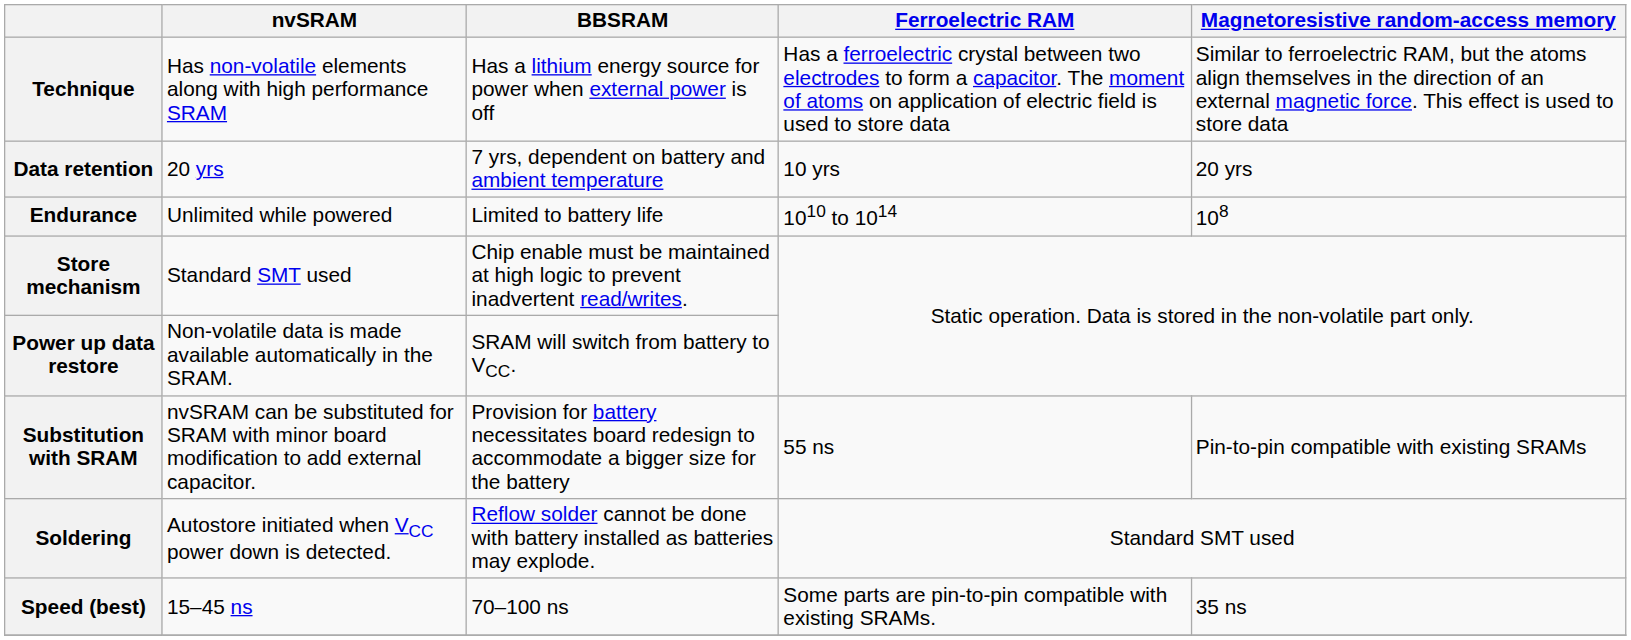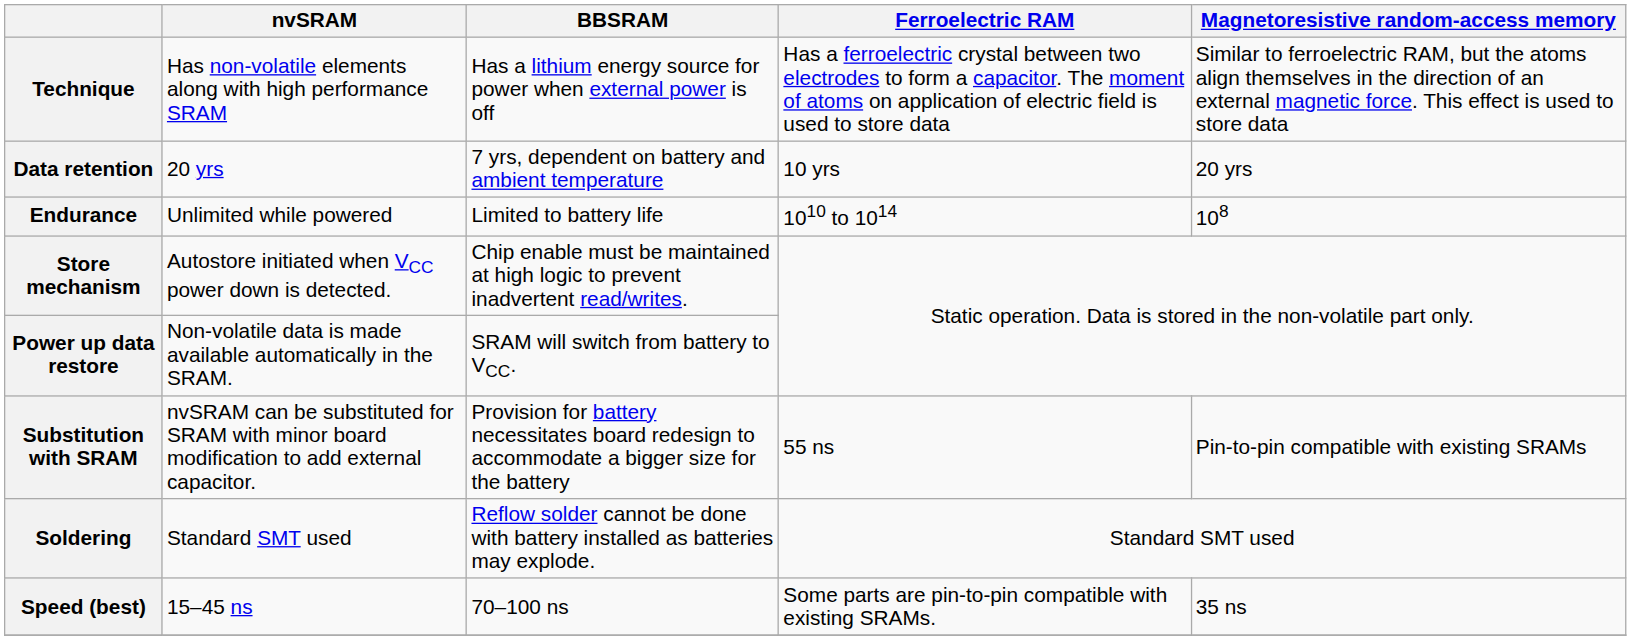(259, 275) Standard SMT used -> (300, 275) Autostore initiated when VCC power down is detected.
(300, 538) Autostore initiated when VCC power down is detected. -> (259, 538) Standard SMT used
